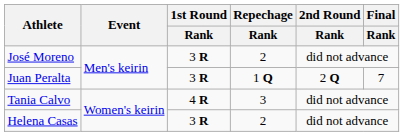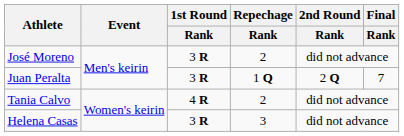(263, 99) 3 -> (263, 99) 2
(263, 121) 2 -> (263, 121) 3
